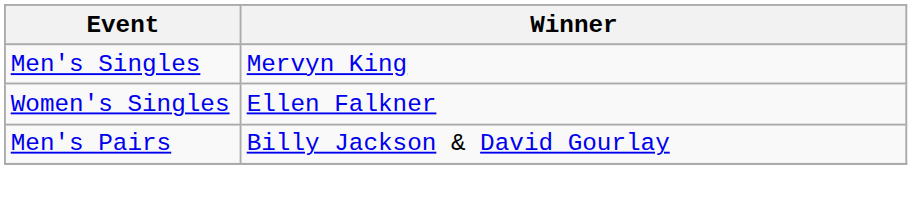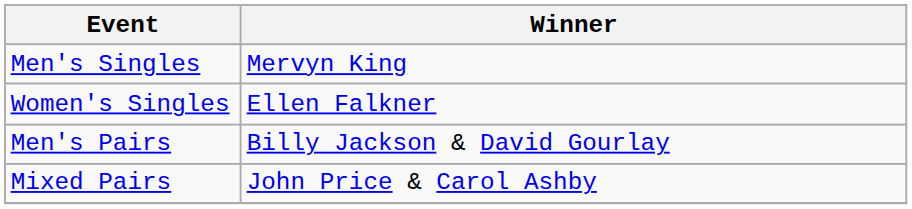+ row: (91, 183)
